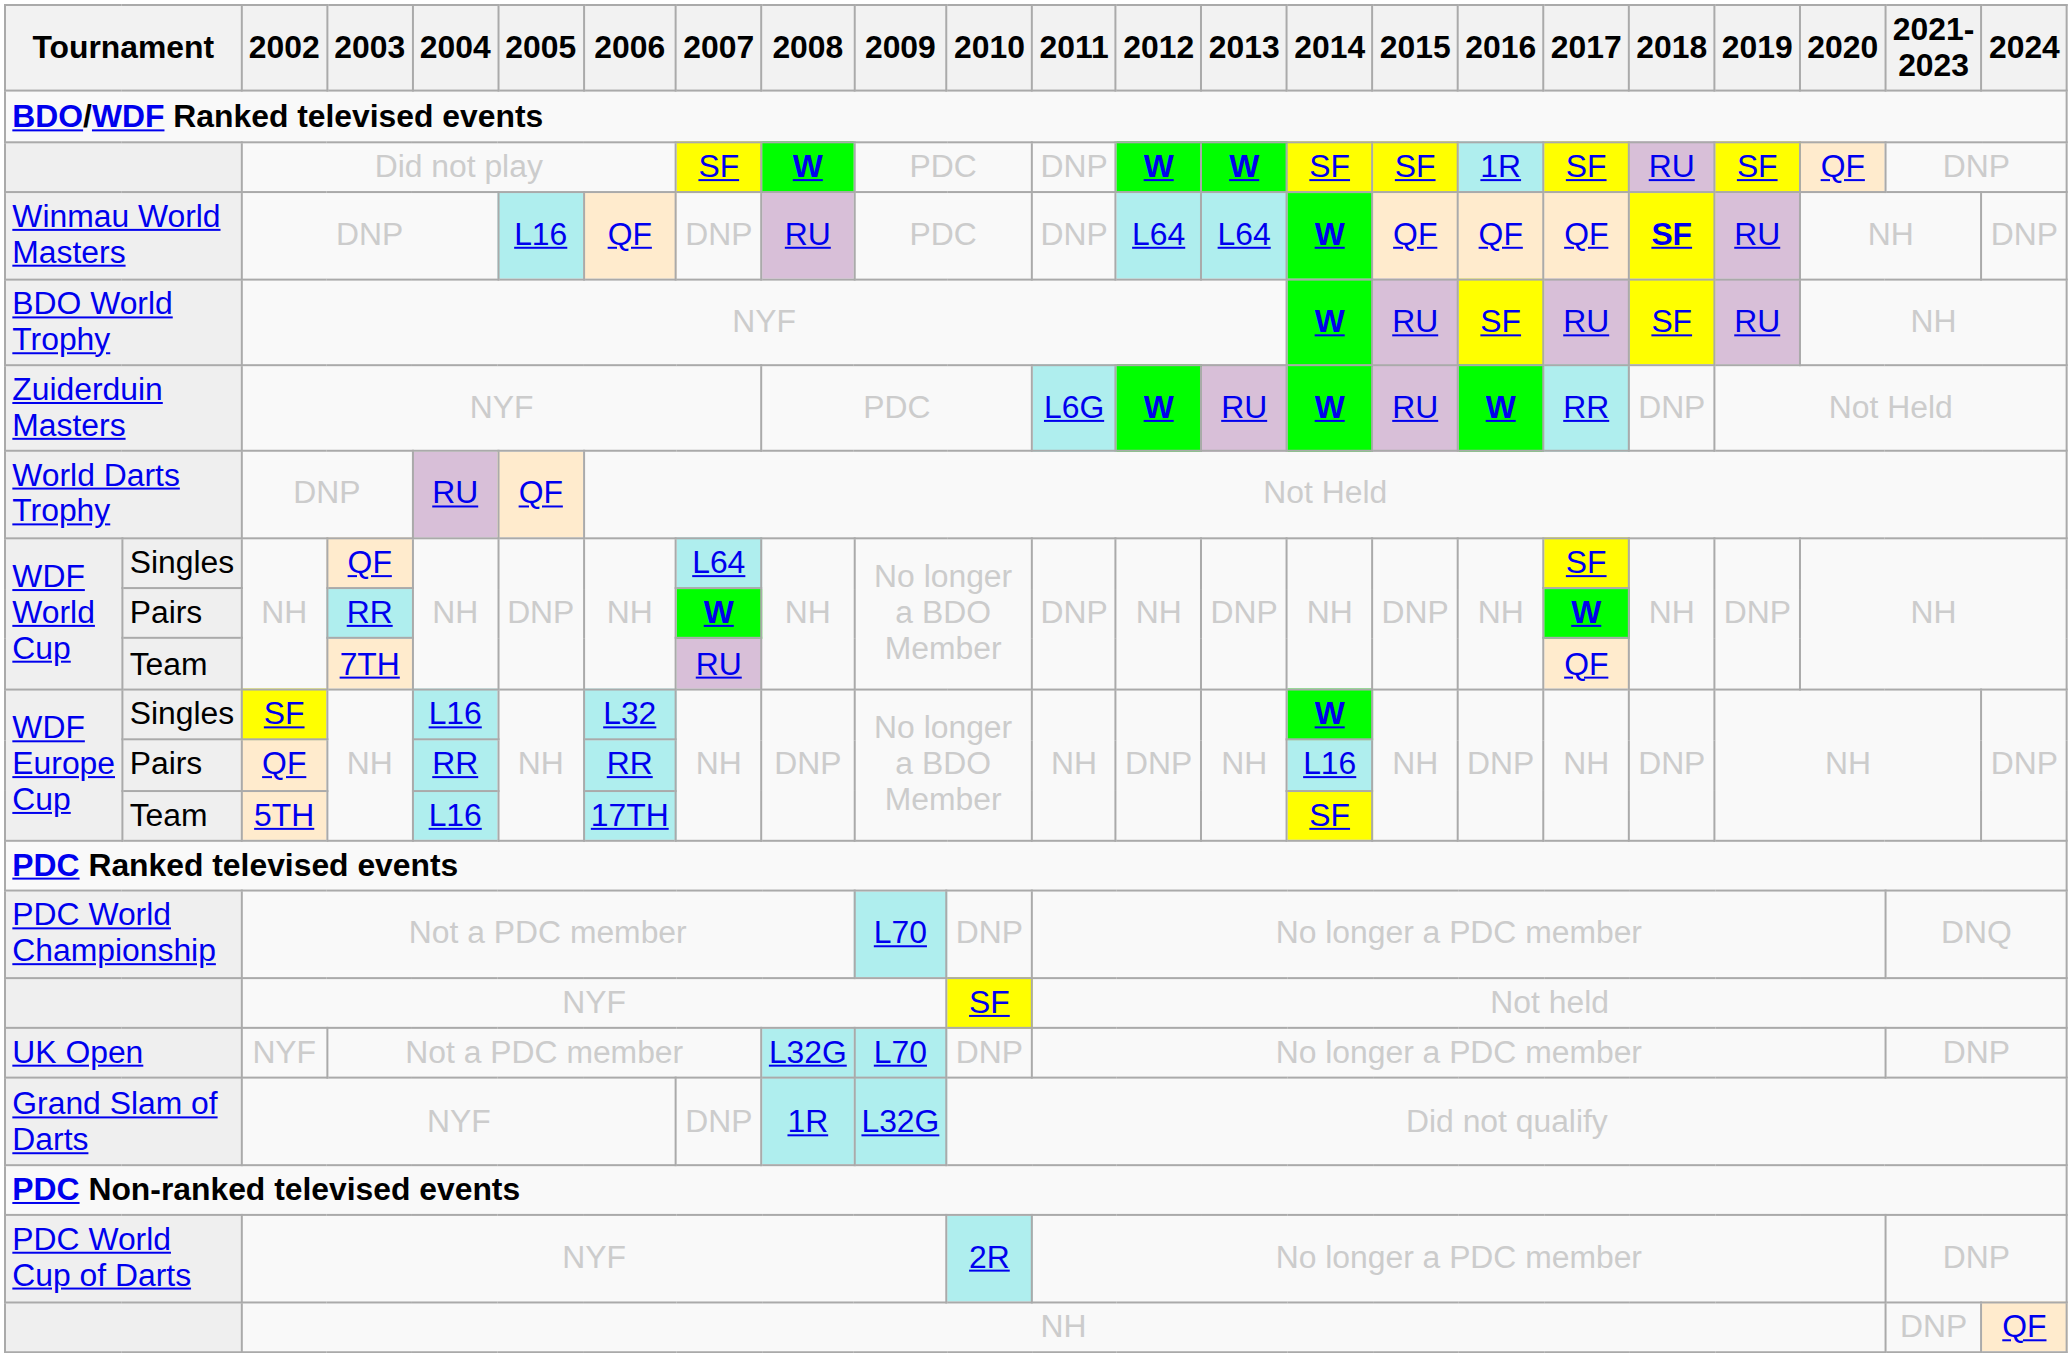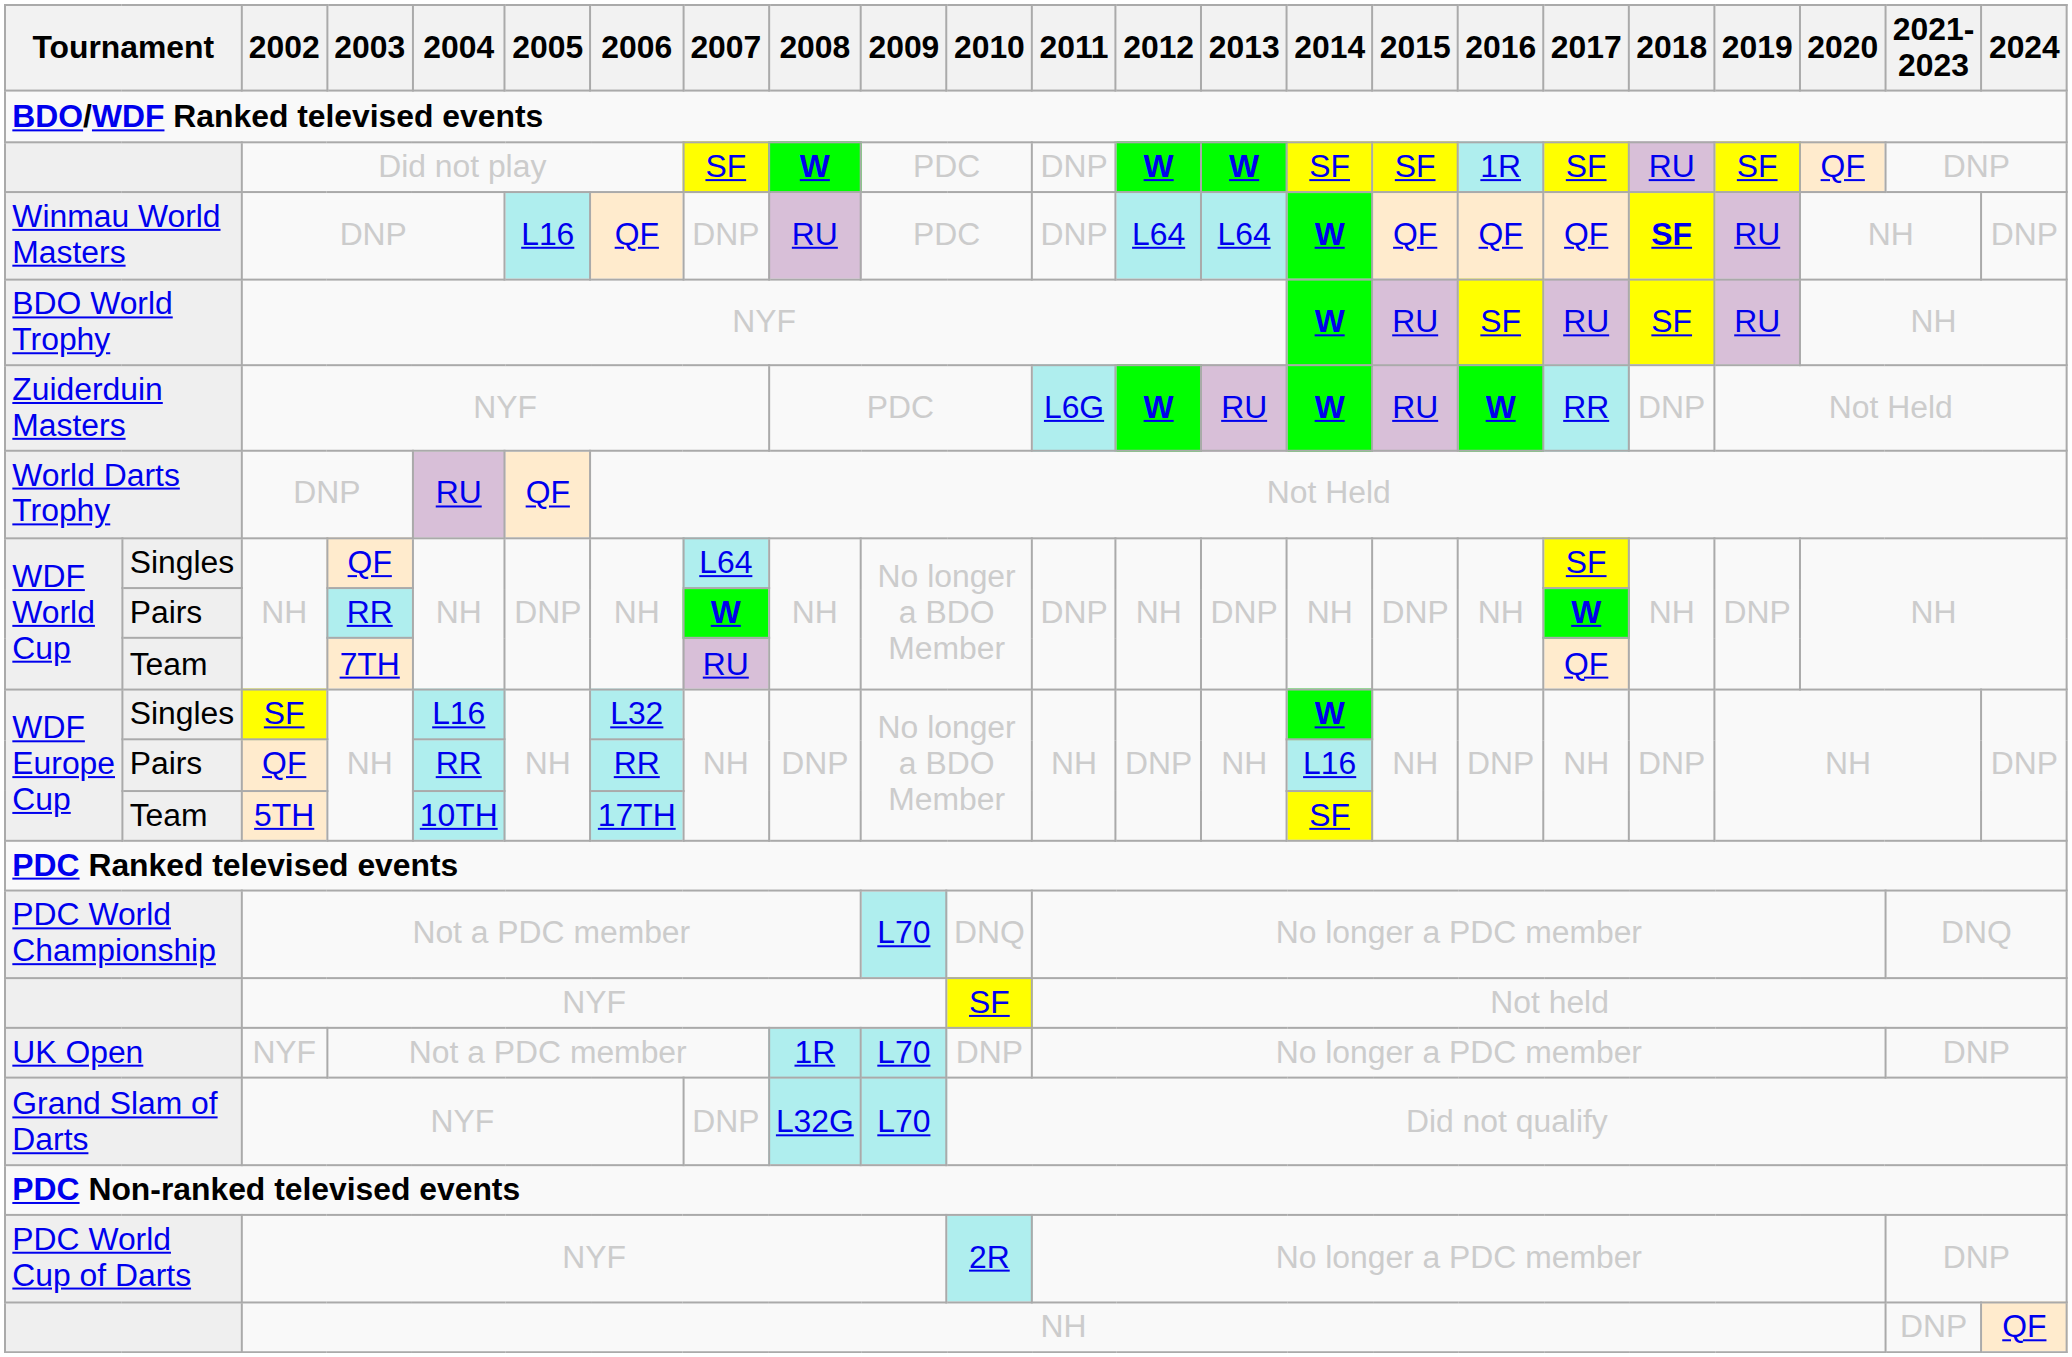(455, 814) L16 -> (459, 814) 10TH
(989, 933) DNP -> (989, 933) DNQ
(808, 1052) L32G -> (815, 1052) 1R
(808, 1121) 1R -> (815, 1121) L32G
(900, 1121) L32G -> (904, 1121) L70
